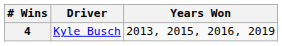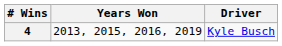columns swapped: (87, 14) <-> (201, 14)
